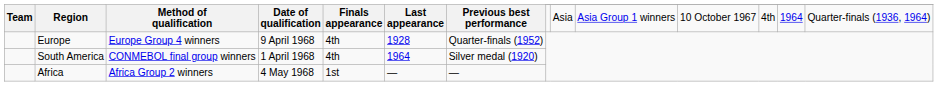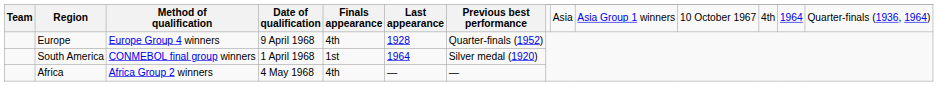(333, 56) 4th -> (332, 56) 1st
(332, 72) 1st -> (333, 72) 4th
